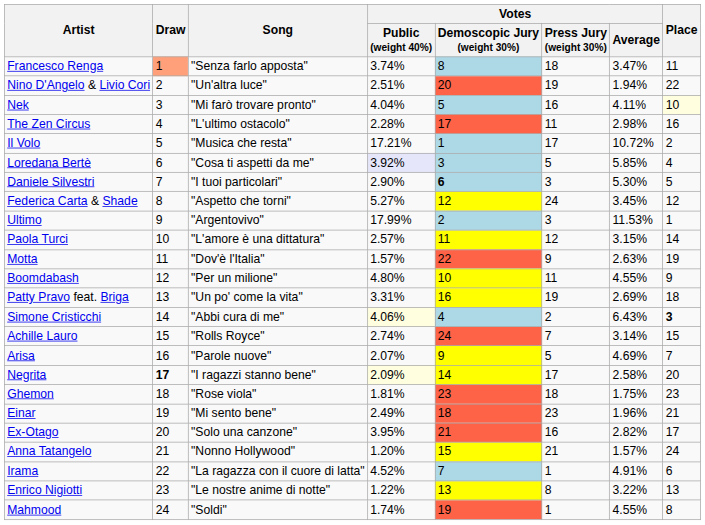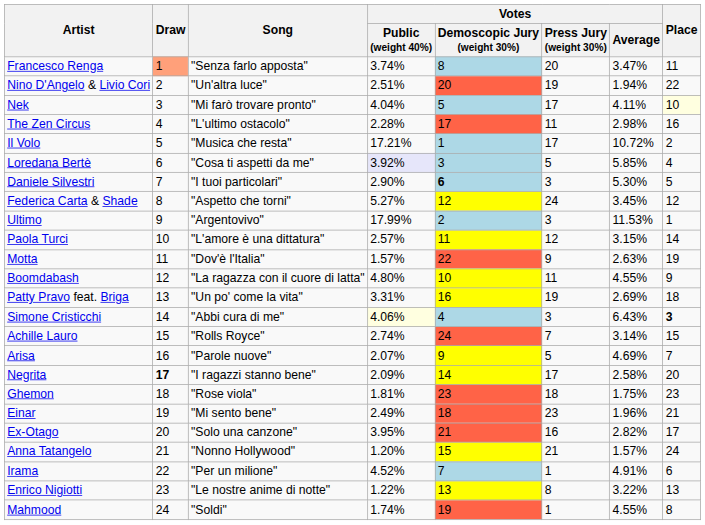(551, 66) 18 -> (551, 66) 20
(551, 104) 16 -> (551, 104) 17
(234, 278) "Per un milione" -> (278, 278) "La ragazza con il cuore di latta"
(548, 317) 2 -> (548, 317) 3
(387, 374) lightyellow background -> (387, 374) no background
(278, 471) "La ragazza con il cuore di latta" -> (234, 471) "Per un milione"
